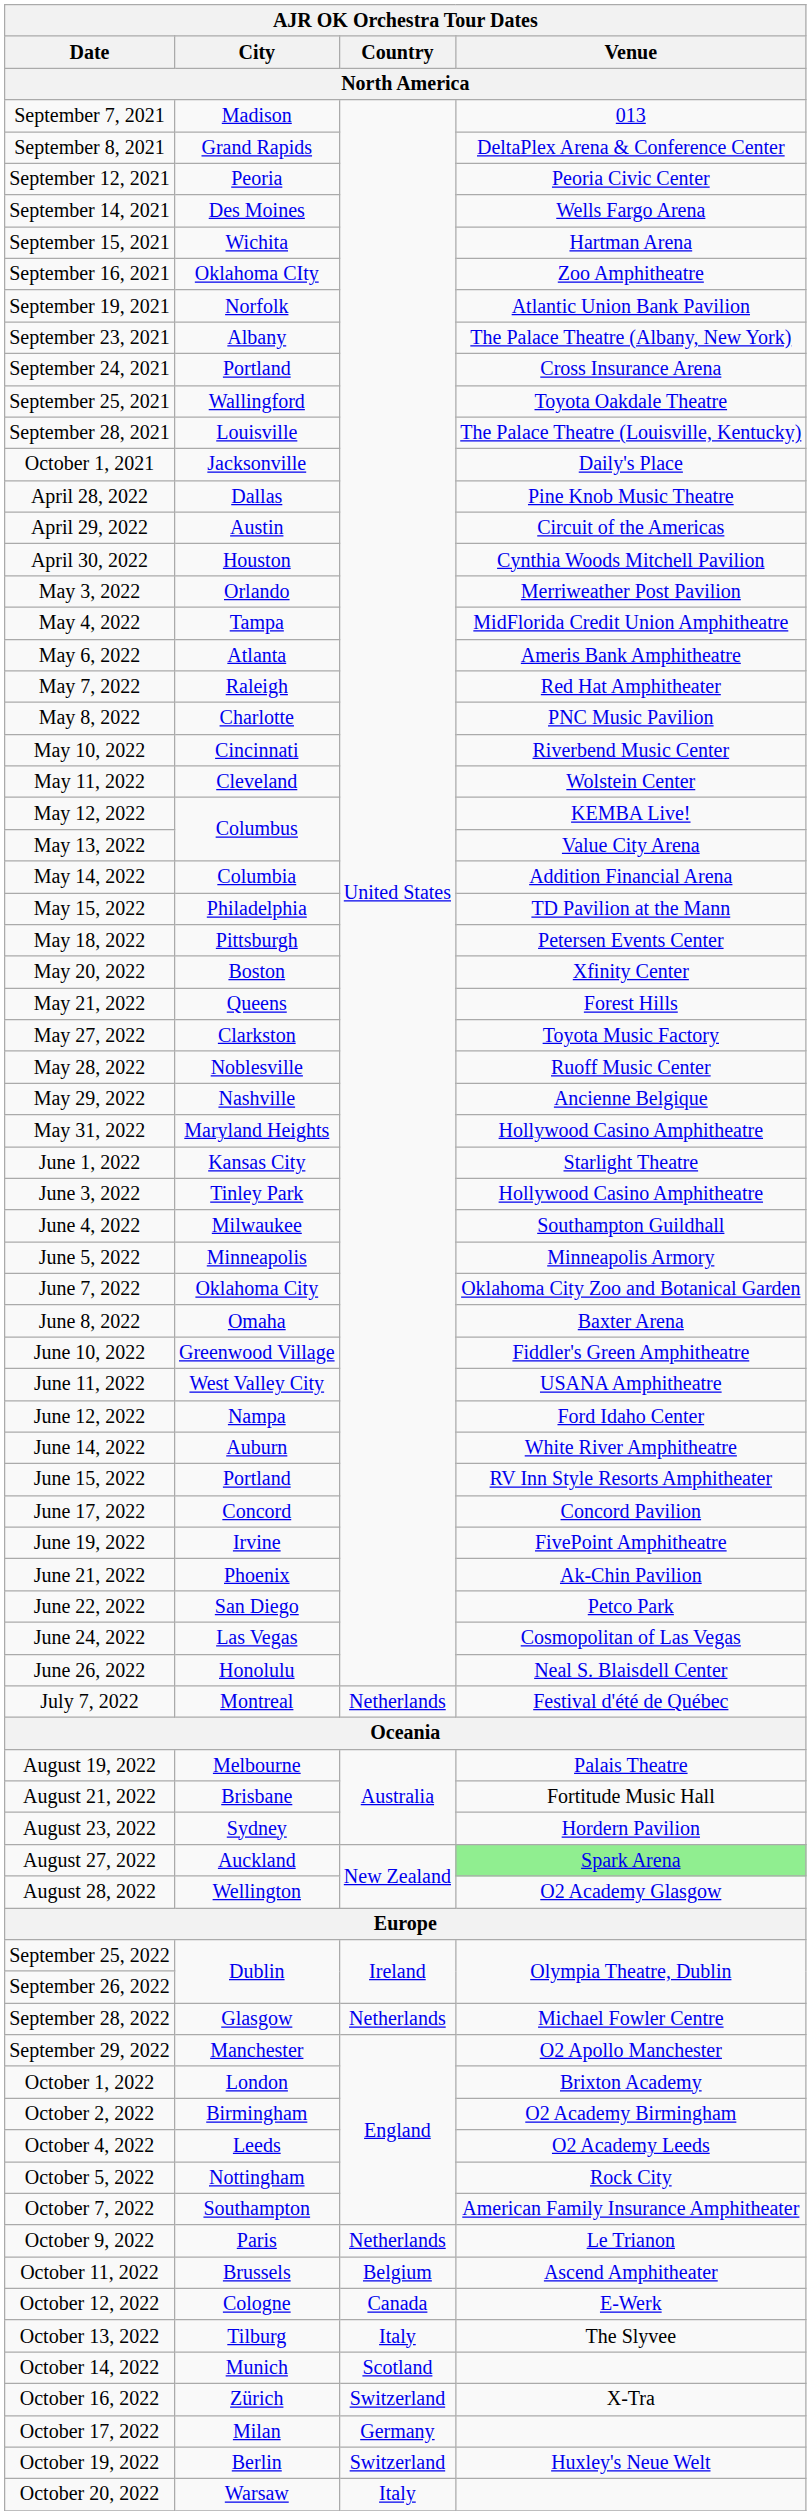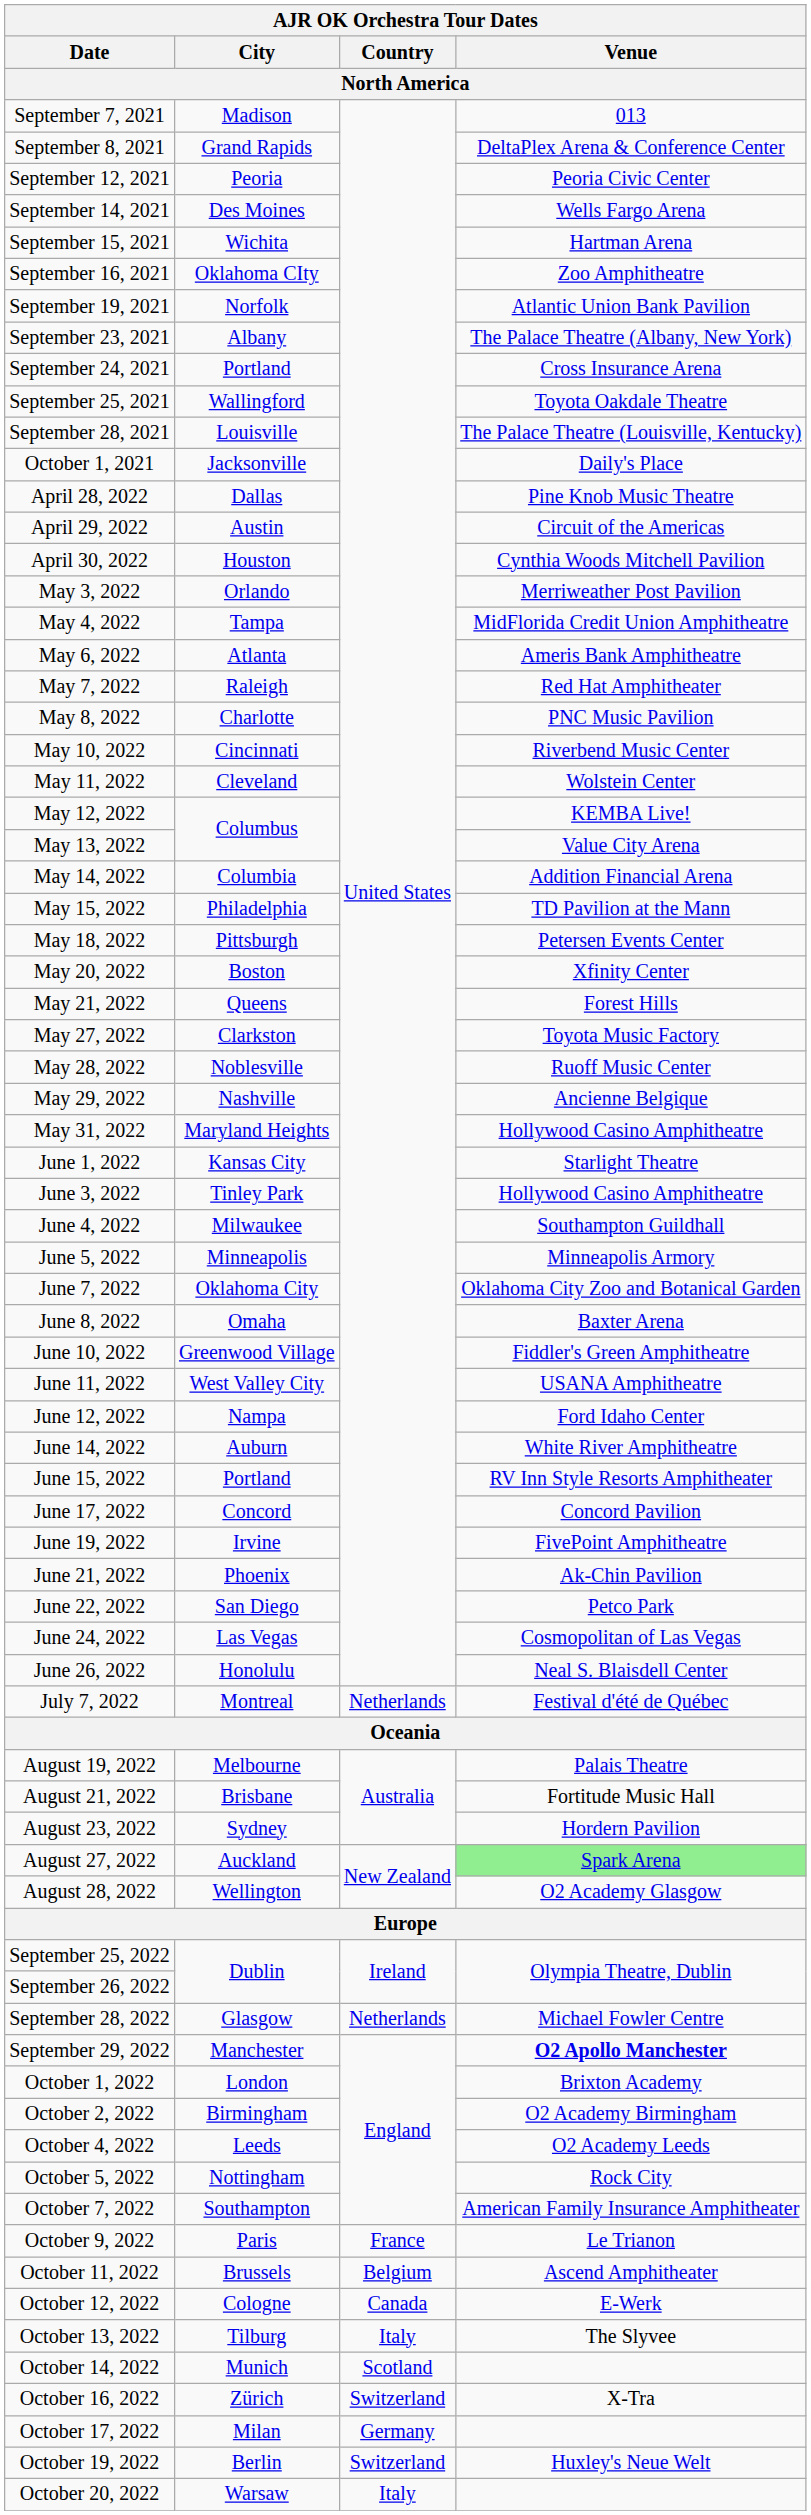(631, 2050) normal -> (631, 2050) bold
(397, 2240) Netherlands -> (397, 2240) France
